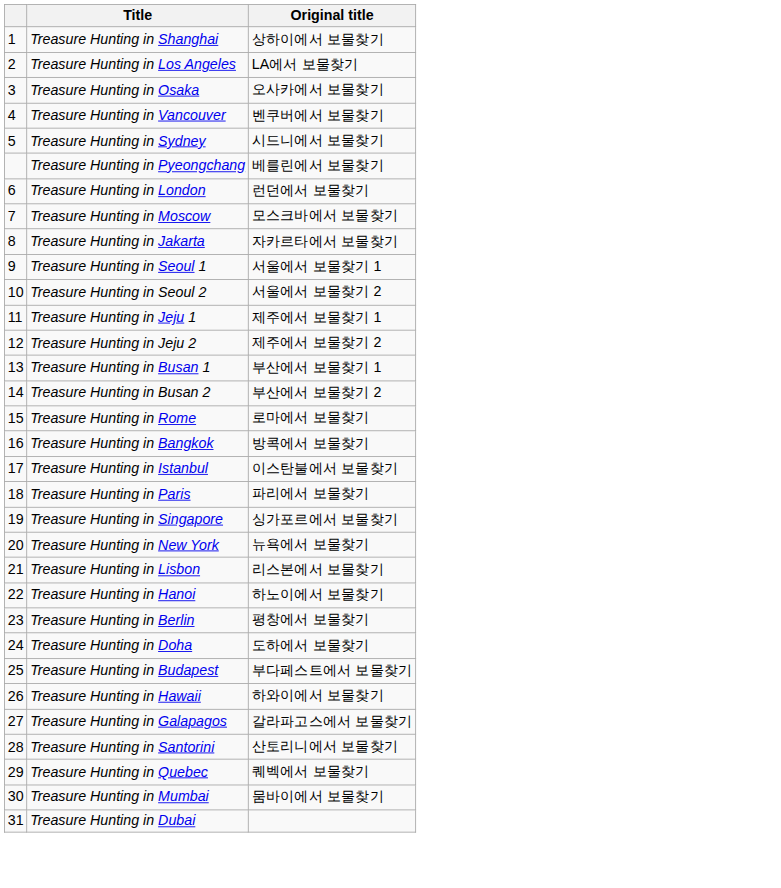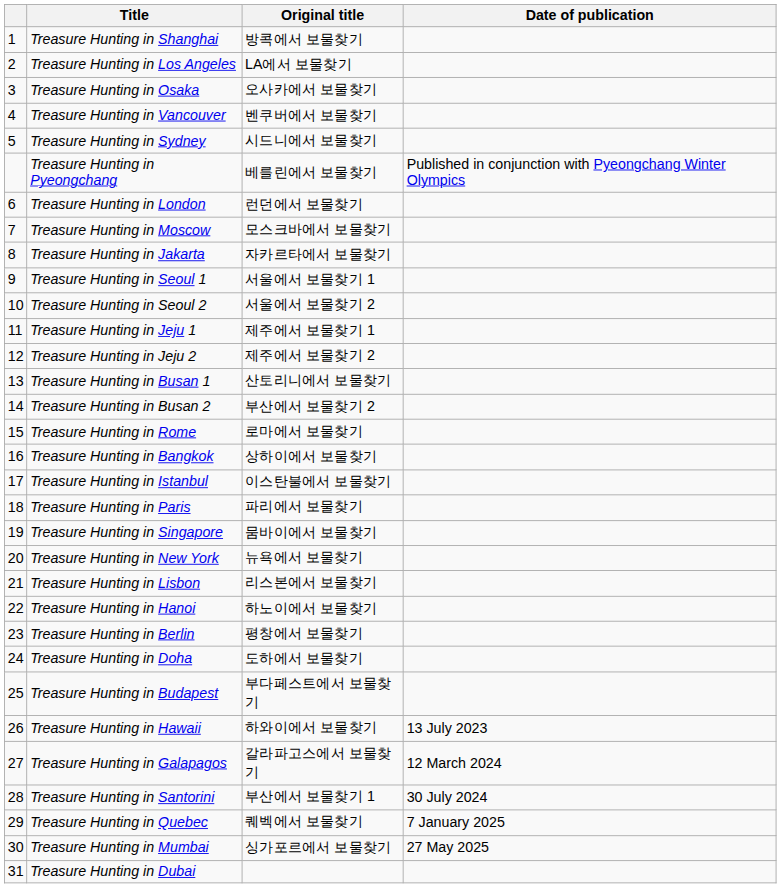+ column: (590, 15)
(318, 39) 상하이에서 보물찾기 -> (304, 39) 방콕에서 보물찾기
(317, 367) 부산에서 보물찾기 1 -> (318, 380) 산토리니에서 보물찾기
(311, 443) 방콕에서 보물찾기 -> (311, 456) 상하이에서 보물찾기
(325, 519) 싱가포르에서 보물찾기 -> (311, 532) 뭄바이에서 보물찾기
(325, 746) 산토리니에서 보물찾기 -> (310, 797) 부산에서 보물찾기 1
(318, 796) 뭄바이에서 보물찾기 -> (318, 847) 싱가포르에서 보물찾기
